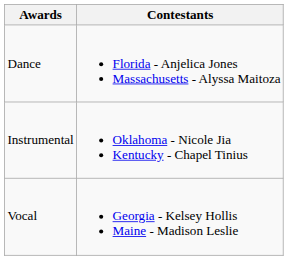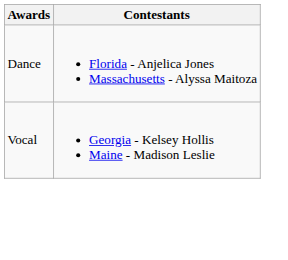- row: (41, 140)
